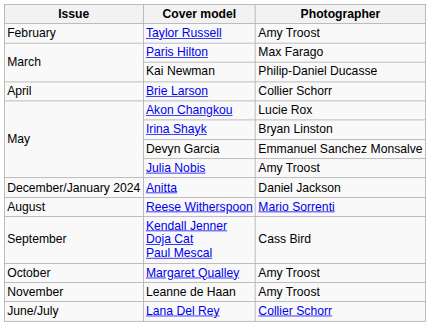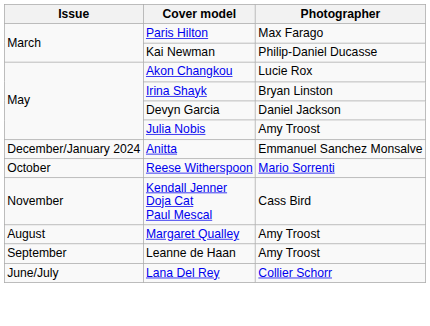- row: (184, 33)
- row: (177, 91)
(340, 149) Emmanuel Sanchez Monsalve -> (300, 110) Daniel Jackson
(300, 187) Daniel Jackson -> (340, 149) Emmanuel Sanchez Monsalve
(26, 206) August -> (29, 168) October
(37, 239) September -> (35, 201) November
(29, 272) October -> (26, 234) August
(35, 292) November -> (37, 253) September
